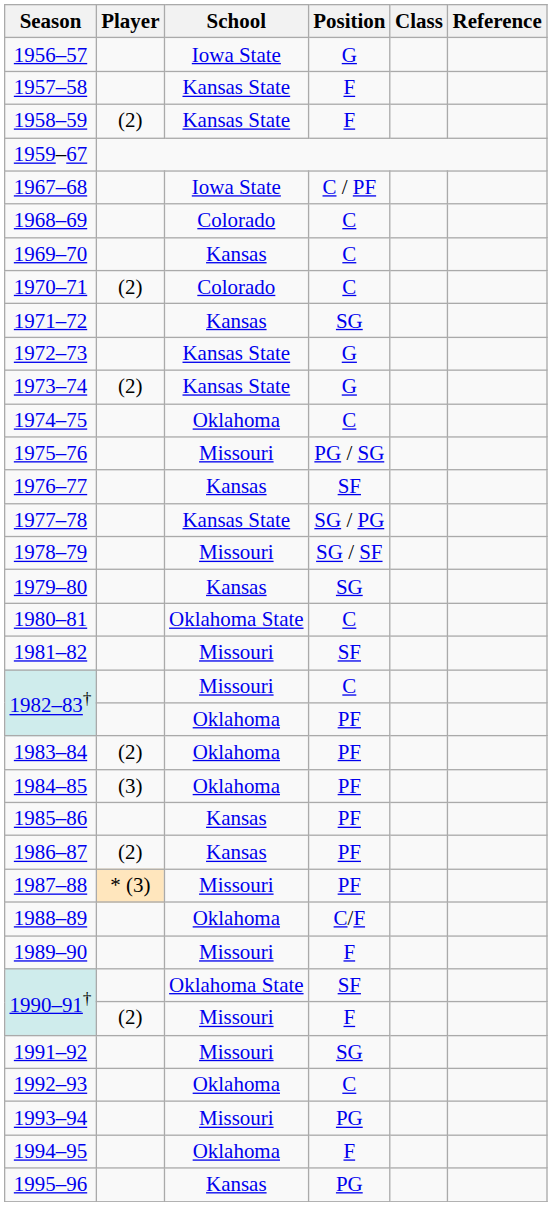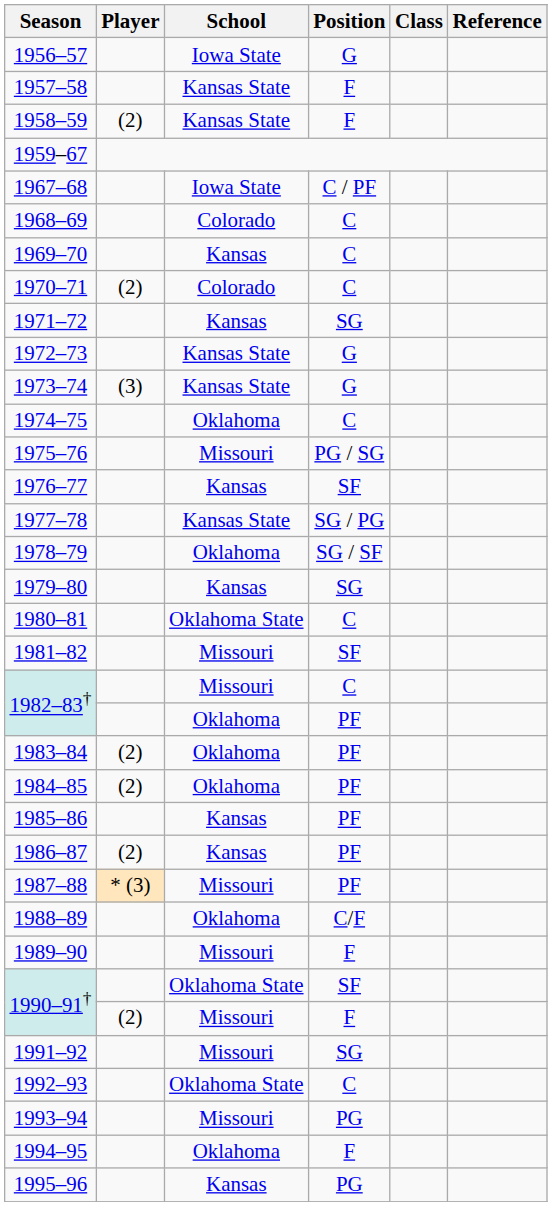(130, 386) (2) -> (130, 386) (3)
(236, 552) Missouri -> (236, 552) Oklahoma
(130, 785) (3) -> (130, 785) (2)
(236, 1084) Oklahoma -> (236, 1084) Oklahoma State
